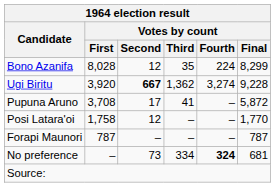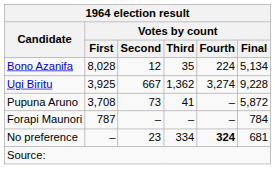(254, 66) 8,299 -> (254, 66) 5,134
(101, 84) 3,920 -> (101, 84) 3,925
(152, 84) bold -> (152, 84) normal
(155, 102) 17 -> (155, 102) 73
- row: (41, 119)
(259, 137) 787 -> (259, 119) 784
(155, 155) 73 -> (155, 137) 23
